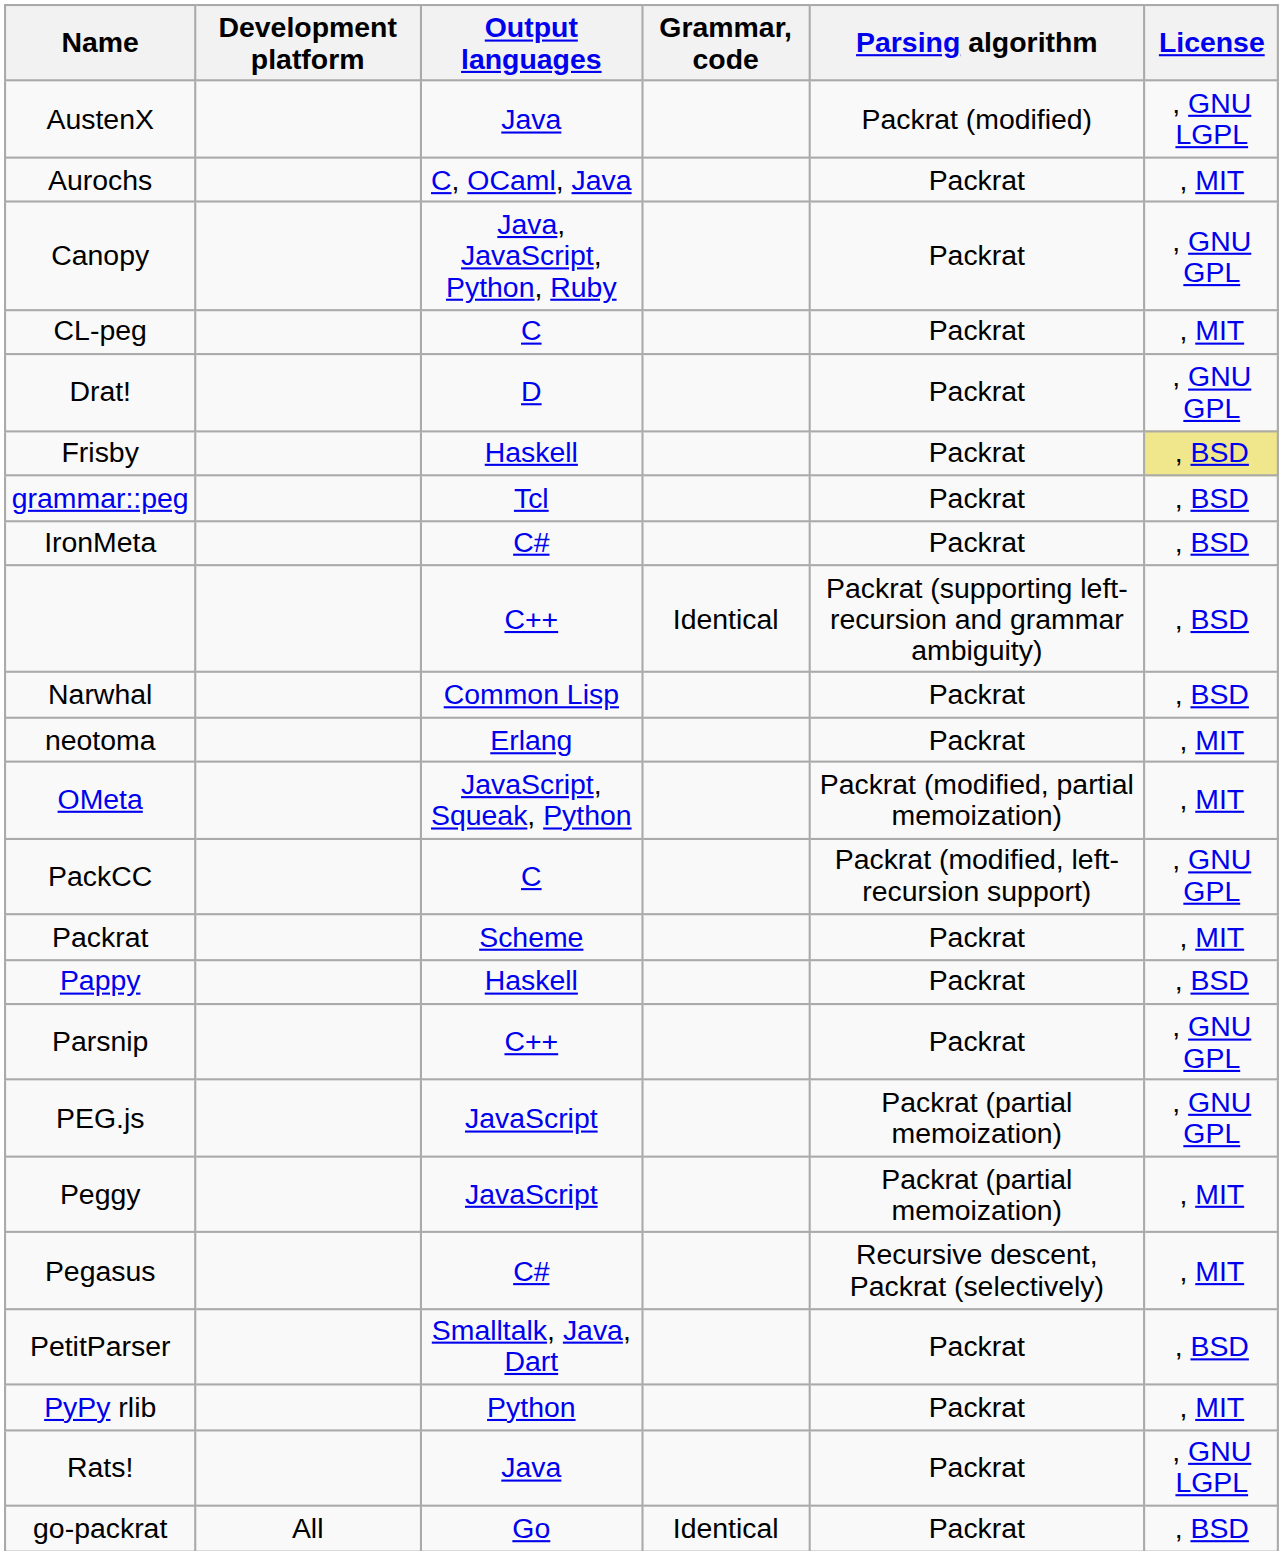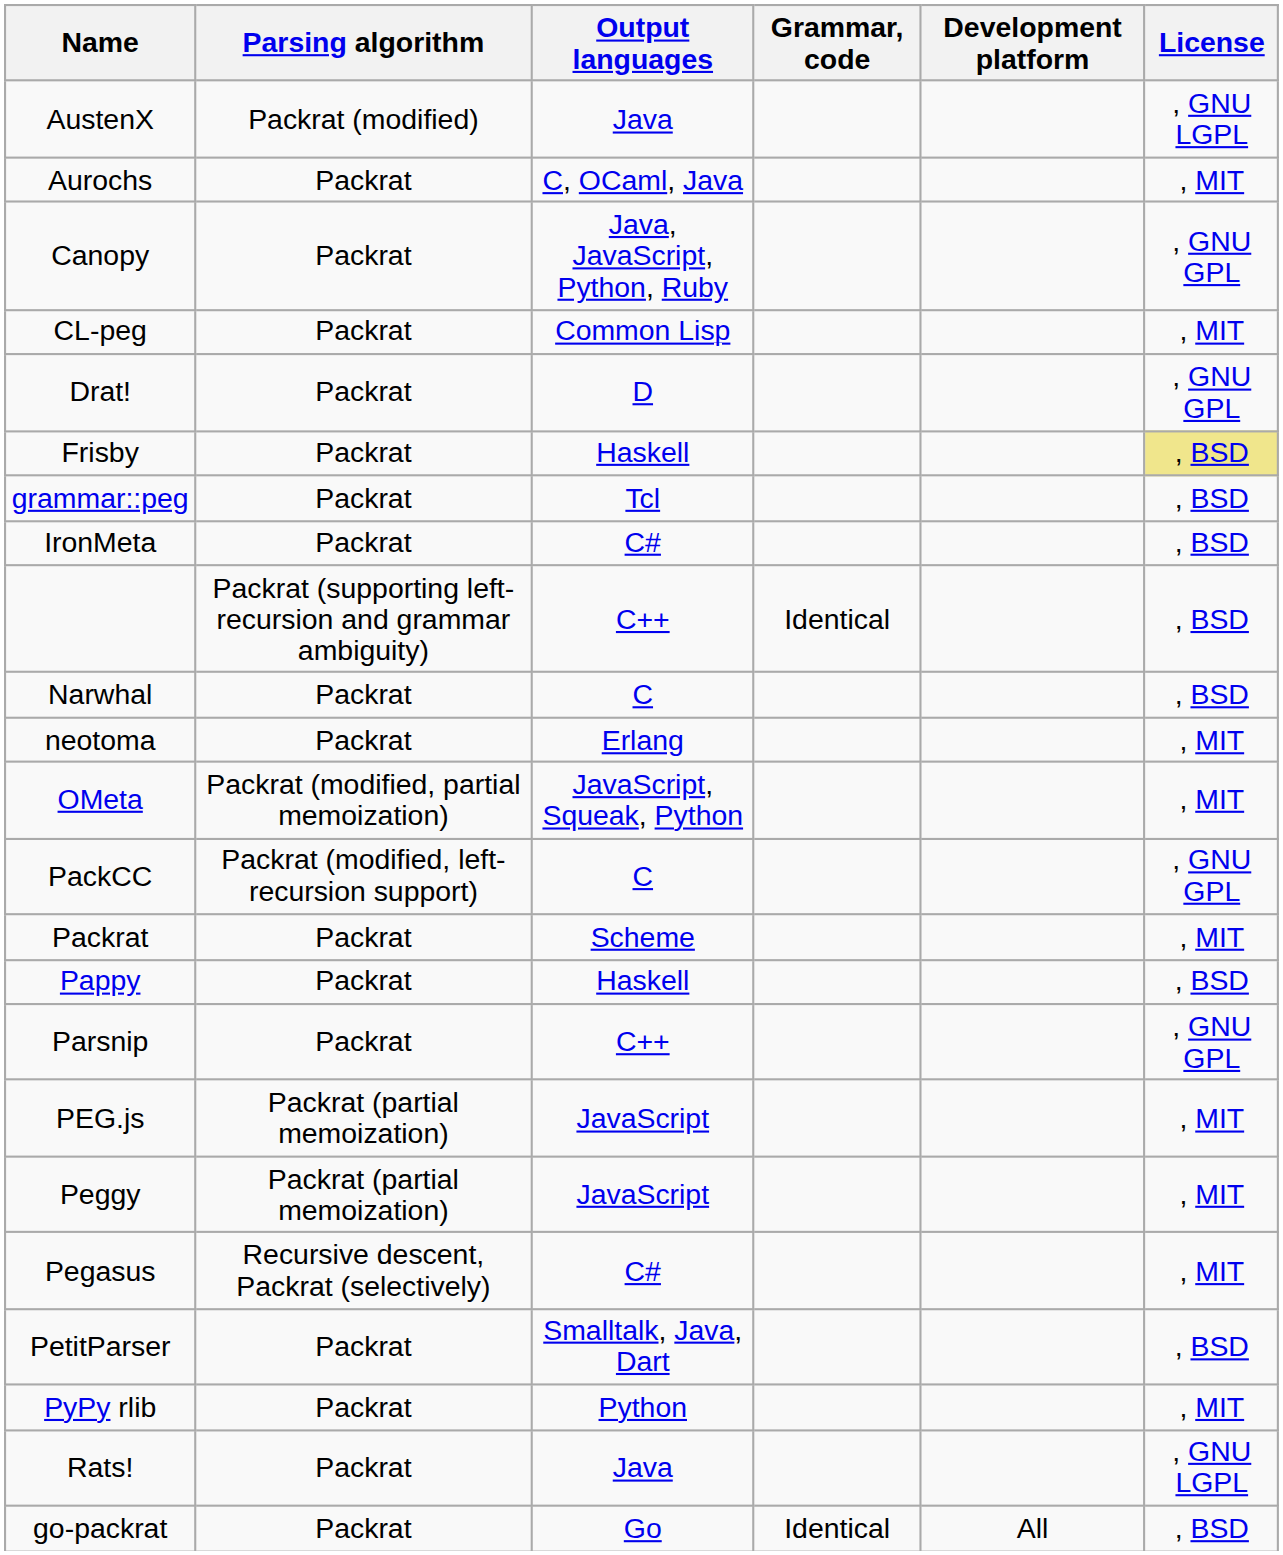columns swapped: (977, 43) <-> (308, 43)
(531, 332) C -> (643, 332) Common Lisp
(531, 695) Common Lisp -> (643, 695) C
(1212, 1118) , GNU GPL -> (1212, 1118) , MIT
